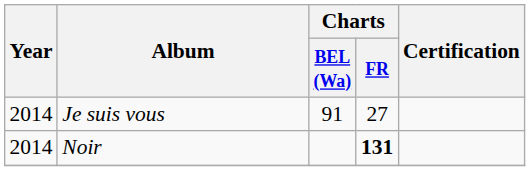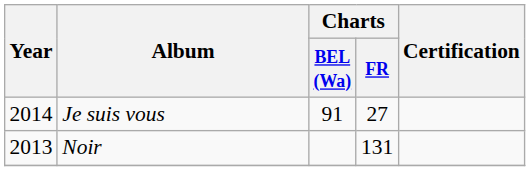(31, 147) 2014 -> (31, 147) 2013
(377, 147) bold -> (377, 147) normal
